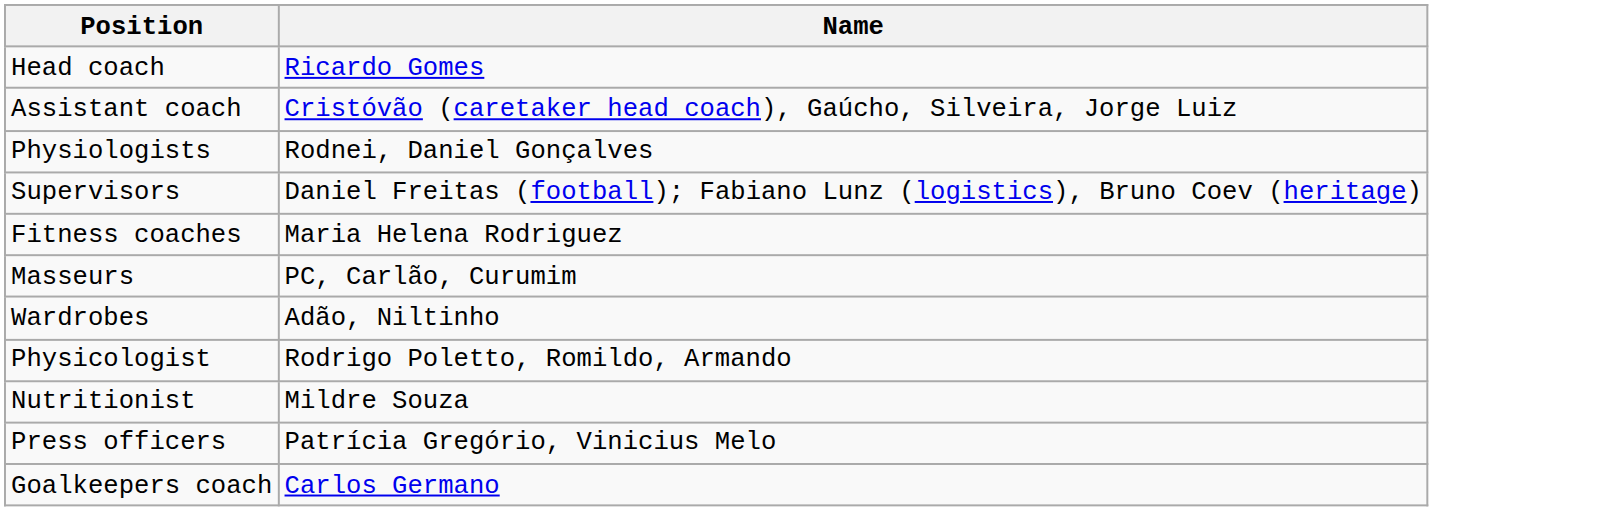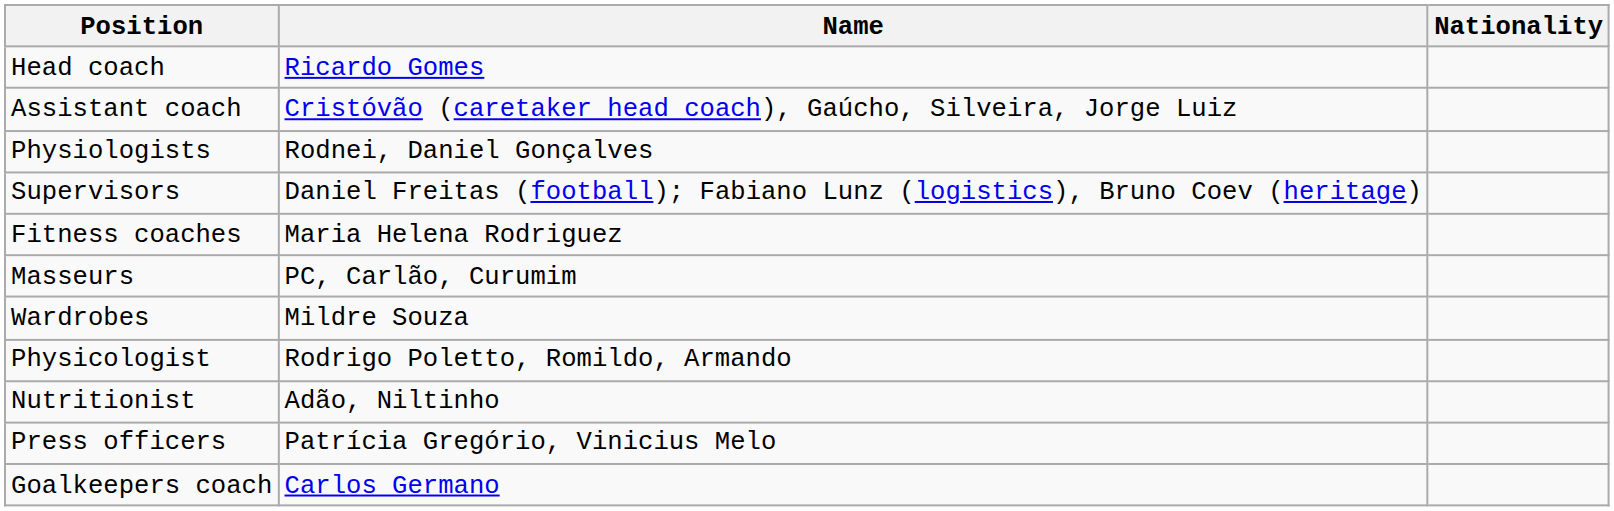+ column: (1519, 26)
(392, 318) Adão, Niltinho -> (377, 318) Mildre Souza
(377, 402) Mildre Souza -> (392, 402) Adão, Niltinho
